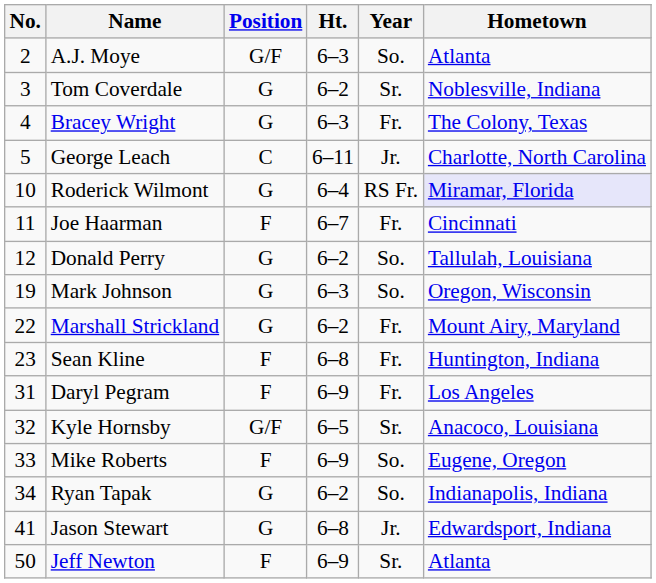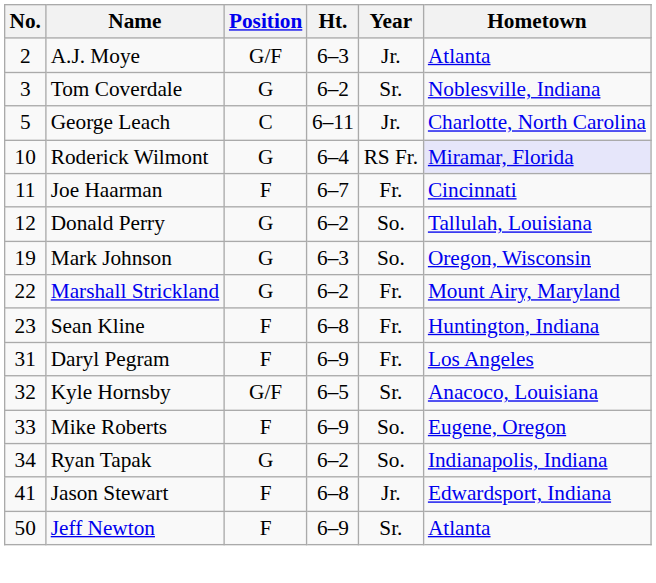(391, 55) So. -> (391, 55) Jr.
- row: (113, 122)
(266, 527) G -> (266, 493) F
